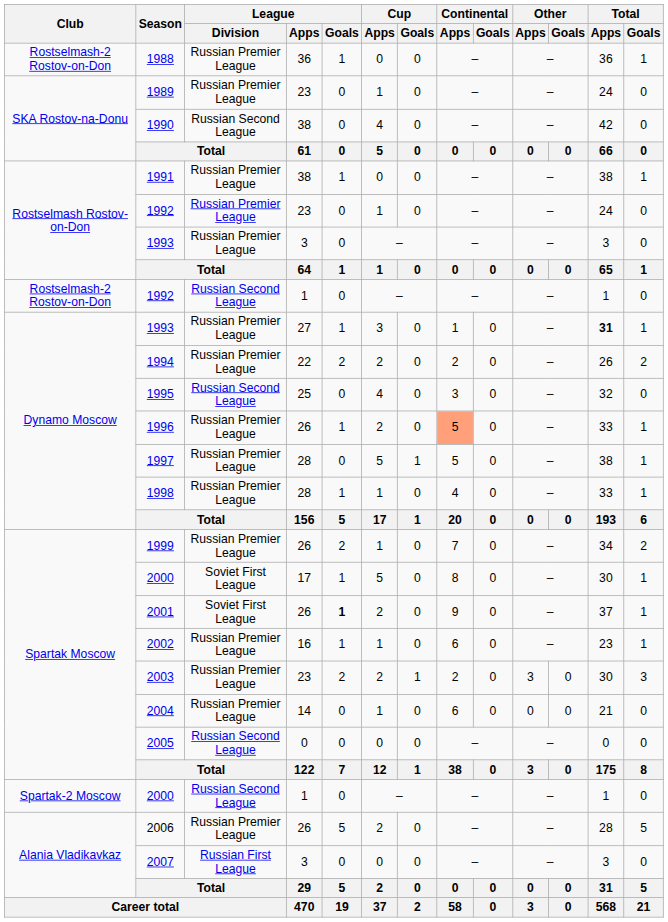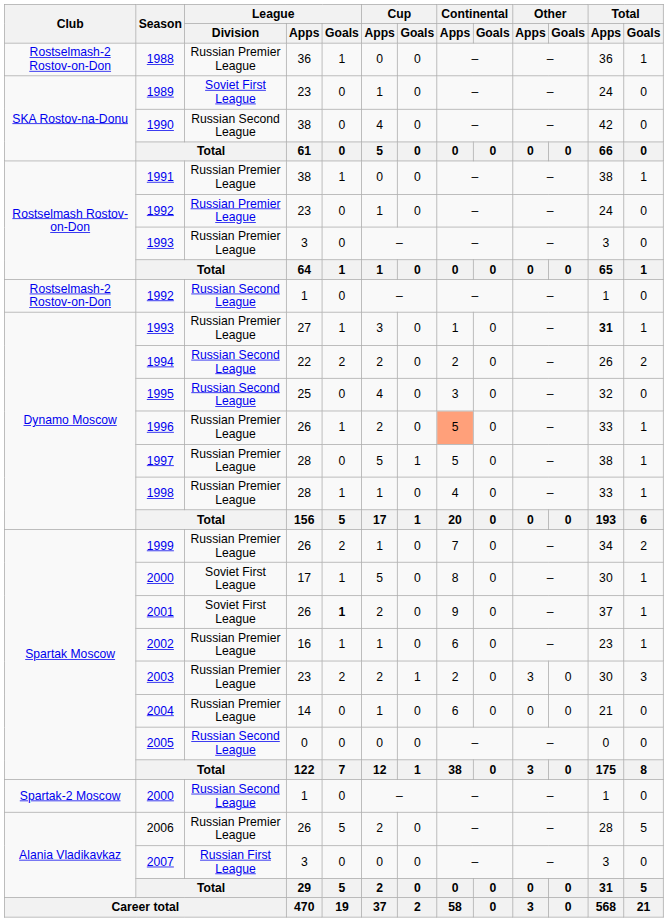(236, 92) Russian Premier League -> (236, 92) Soviet First League
(236, 361) Russian Premier League -> (236, 361) Russian Second League
